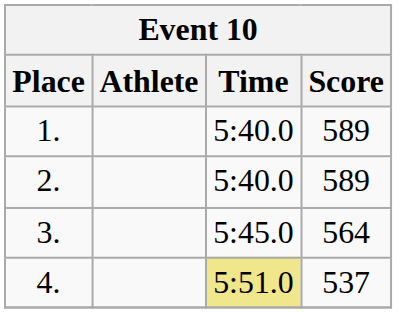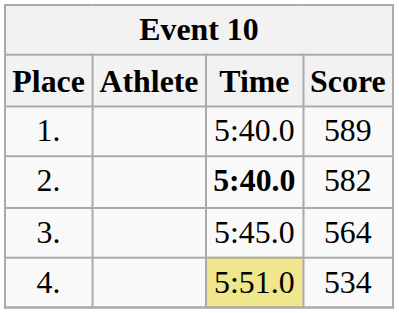(253, 181) normal -> (254, 181) bold
(346, 181) 589 -> (348, 181) 582
(346, 282) 537 -> (348, 282) 534
